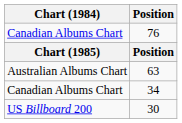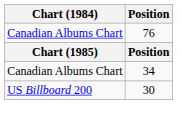- row: (153, 71)
